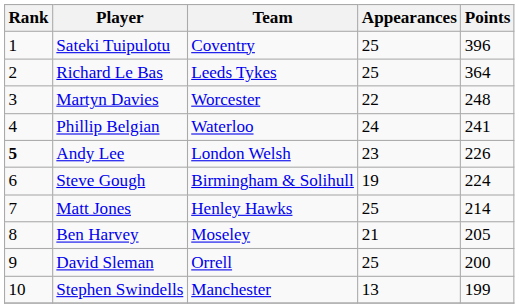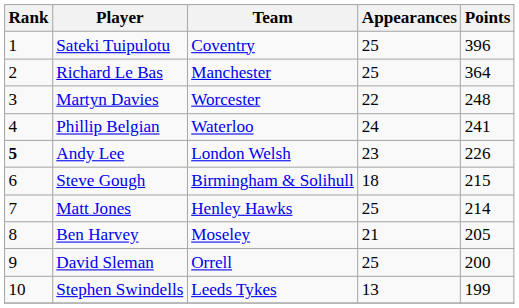(234, 72) Leeds Tykes -> (231, 72) Manchester
(370, 180) 19 -> (370, 180) 18
(478, 180) 224 -> (478, 180) 215
(231, 289) Manchester -> (234, 289) Leeds Tykes
